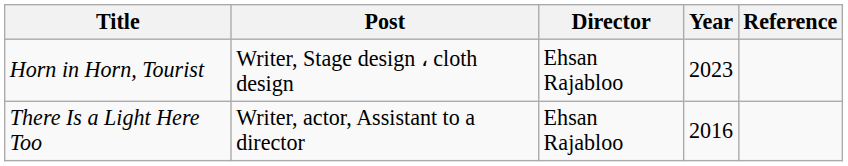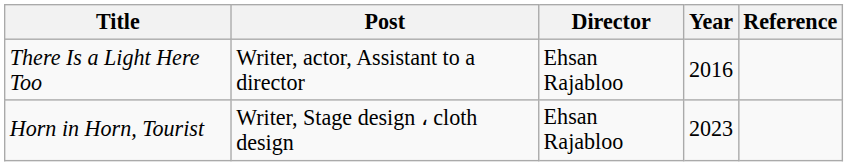rows swapped: (105, 130) <-> (107, 70)
